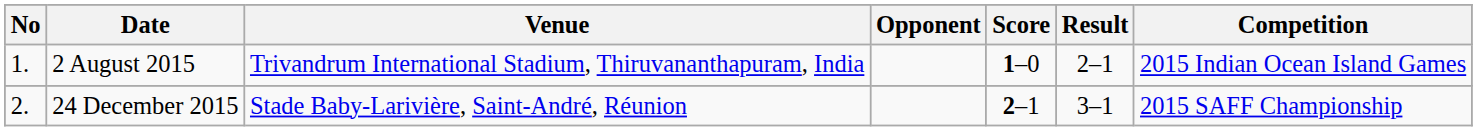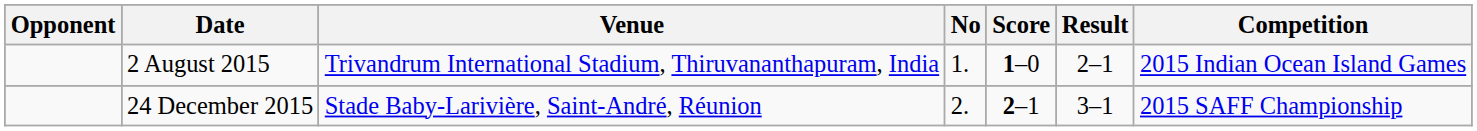columns swapped: (26, 24) <-> (928, 24)
